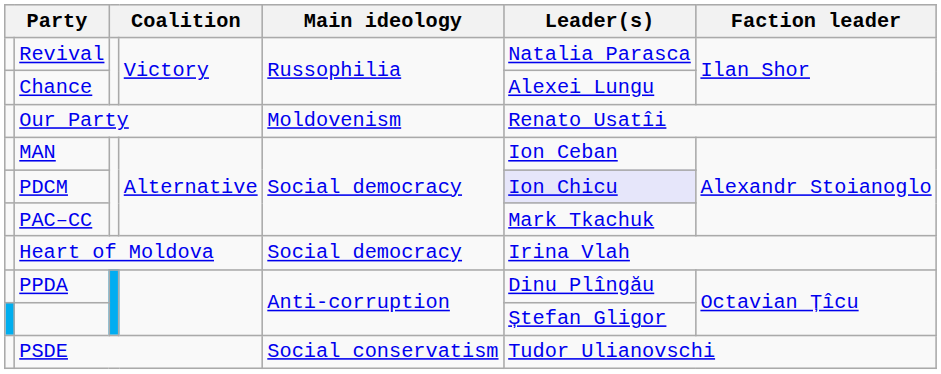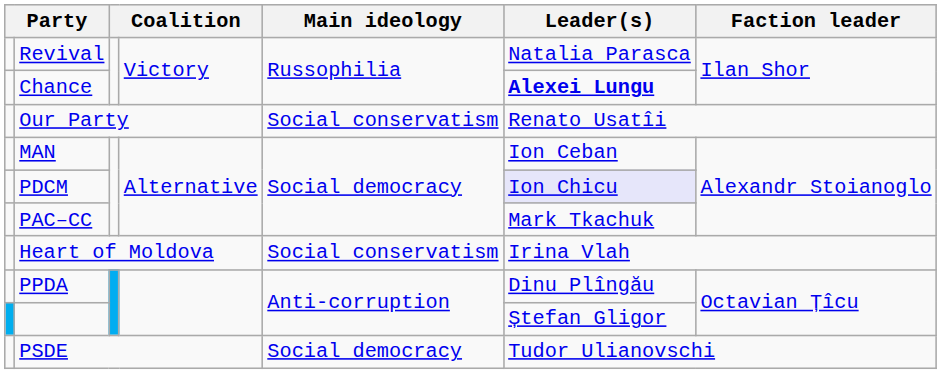(581, 87) normal -> (581, 87) bold
(334, 120) Moldovenism -> (383, 120) Social conservatism
(365, 253) Social democracy -> (383, 253) Social conservatism
(383, 352) Social conservatism -> (365, 352) Social democracy
